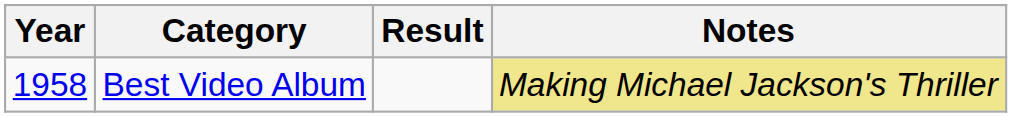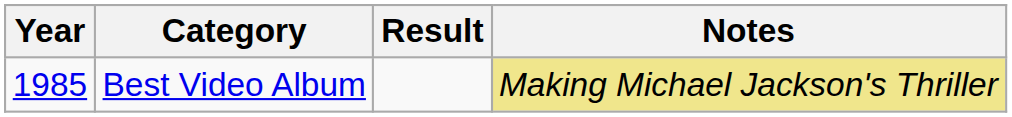(50, 84) 1958 -> (50, 84) 1985
